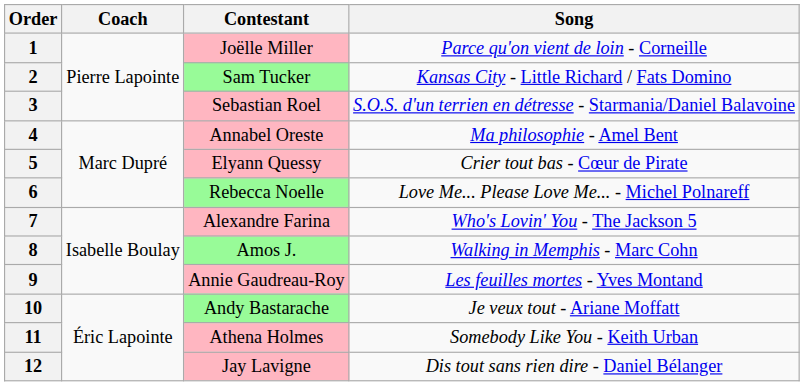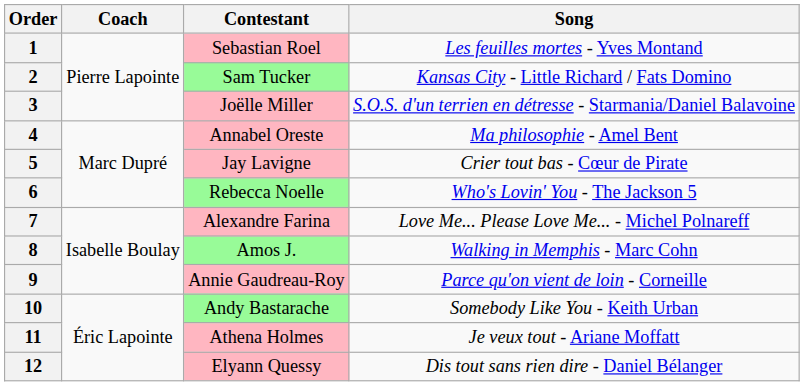(266, 47) Joëlle Miller -> (266, 47) Sebastian Roel
(574, 47) Parce qu'on vient de loin - Corneille -> (574, 47) Les feuilles mortes - Yves Montand
(266, 105) Sebastian Roel -> (266, 105) Joëlle Miller
(266, 163) Elyann Quessy -> (266, 163) Jay Lavigne
(574, 192) Love Me... Please Love Me... - Michel Polnareff -> (574, 192) Who's Lovin' You - The Jackson 5
(574, 221) Who's Lovin' You - The Jackson 5 -> (574, 221) Love Me... Please Love Me... - Michel Polnareff
(574, 279) Les feuilles mortes - Yves Montand -> (574, 279) Parce qu'on vient de loin - Corneille
(574, 308) Je veux tout - Ariane Moffatt -> (574, 308) Somebody Like You - Keith Urban
(574, 337) Somebody Like You - Keith Urban -> (574, 337) Je veux tout - Ariane Moffatt
(266, 366) Jay Lavigne -> (266, 366) Elyann Quessy
